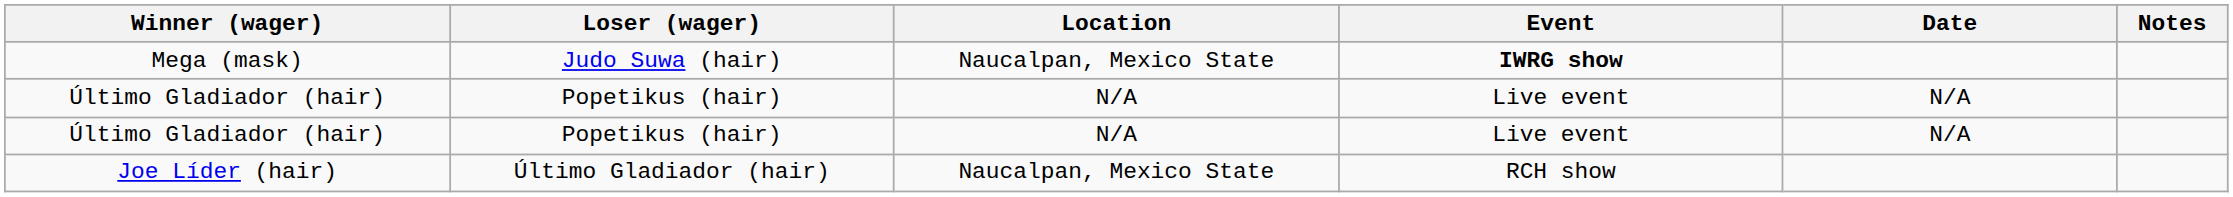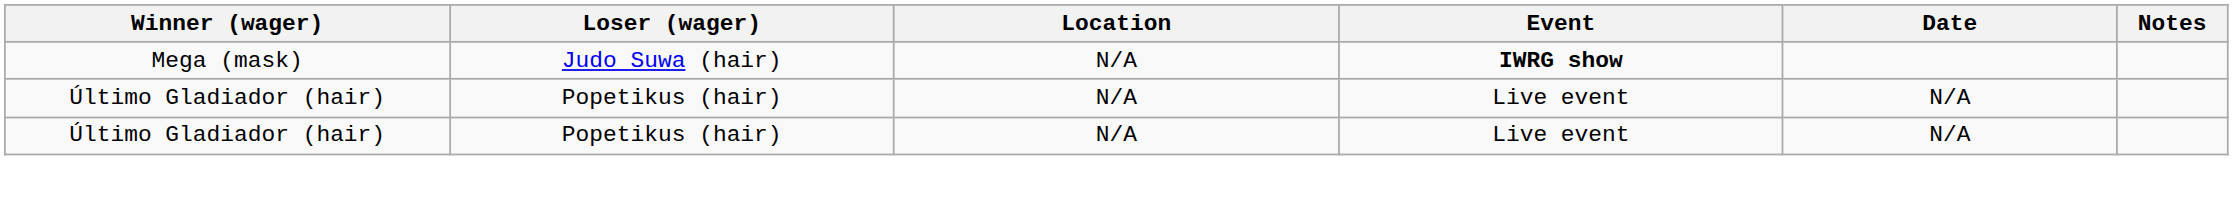(1116, 61) Naucalpan, Mexico State -> (1116, 61) N/A
- row: (227, 173)
